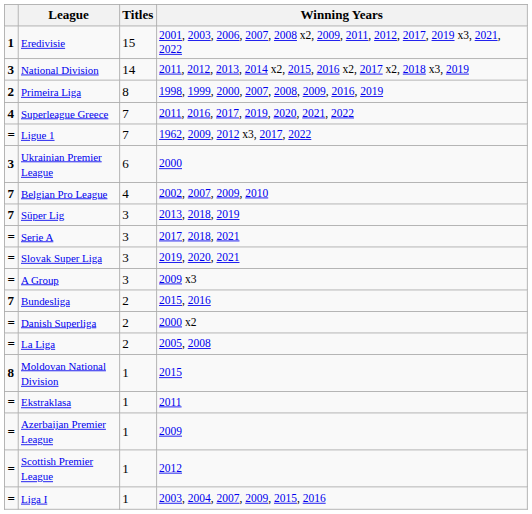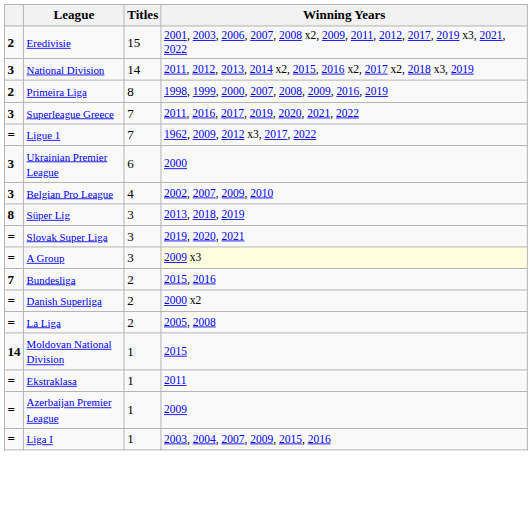(11, 42) 1 -> (11, 42) 2
(11, 113) 4 -> (11, 113) 3
(11, 193) 7 -> (11, 193) 3
(11, 214) 7 -> (11, 214) 8
- row: (37, 237)
(178, 279) no background -> (183, 257) lightyellow background
(11, 373) 8 -> (14, 351) 14
- row: (57, 470)
